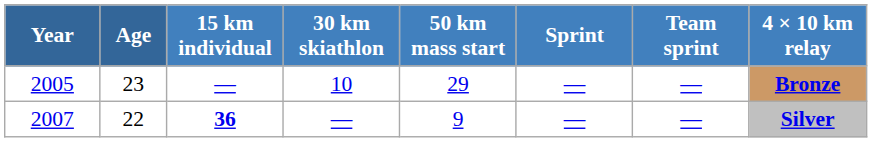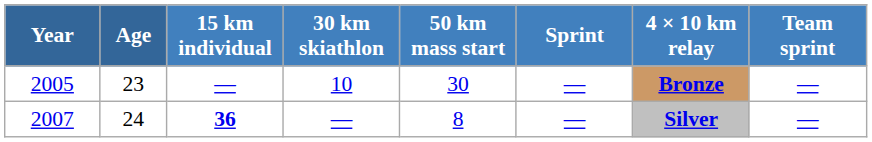columns swapped: (808, 35) <-> (691, 35)
(458, 83) 29 -> (458, 83) 30
(133, 119) 22 -> (133, 119) 24
(458, 119) 9 -> (458, 119) 8
